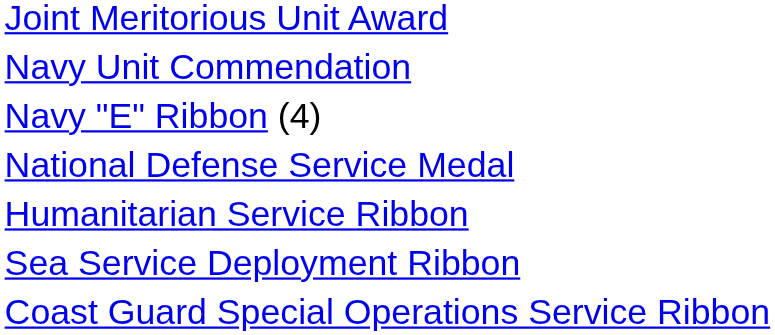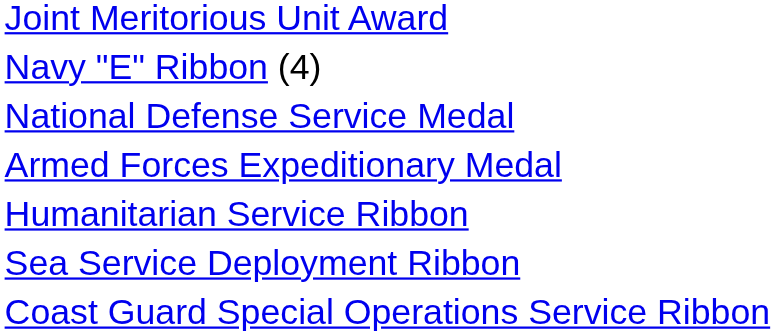- row: (208, 67)
+ row: (283, 165)
